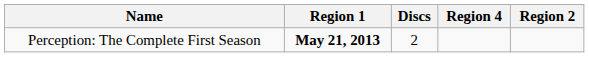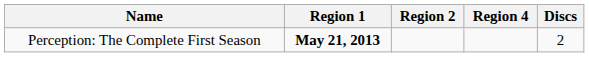columns swapped: (547, 16) <-> (414, 16)
